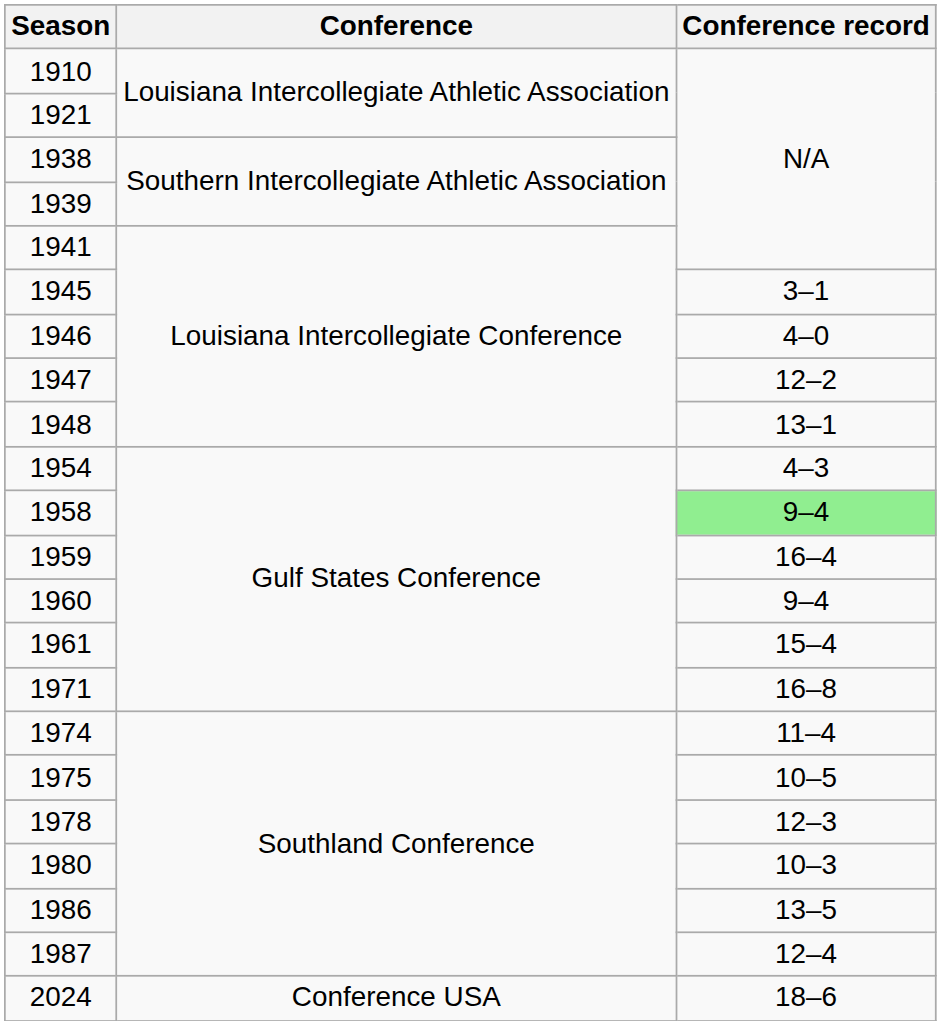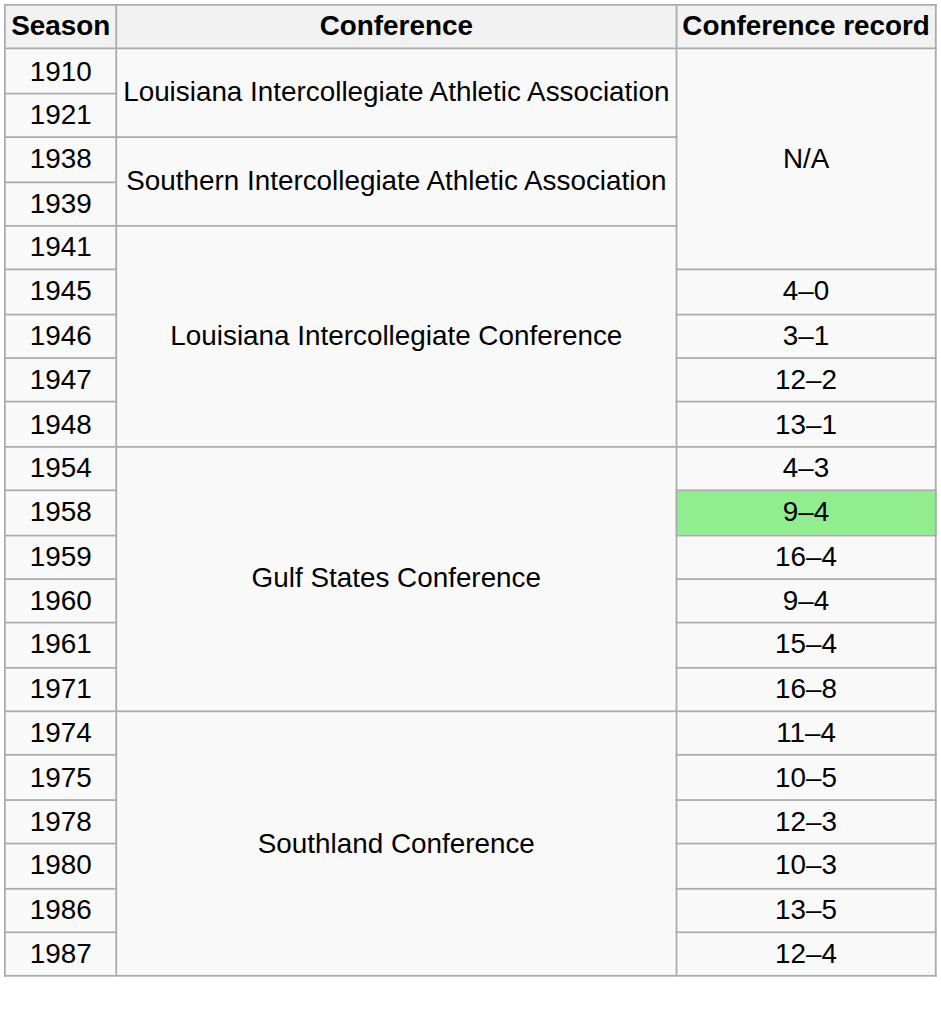(806, 291) 3–1 -> (806, 291) 4–0
(806, 335) 4–0 -> (806, 335) 3–1
- row: (61, 997)
